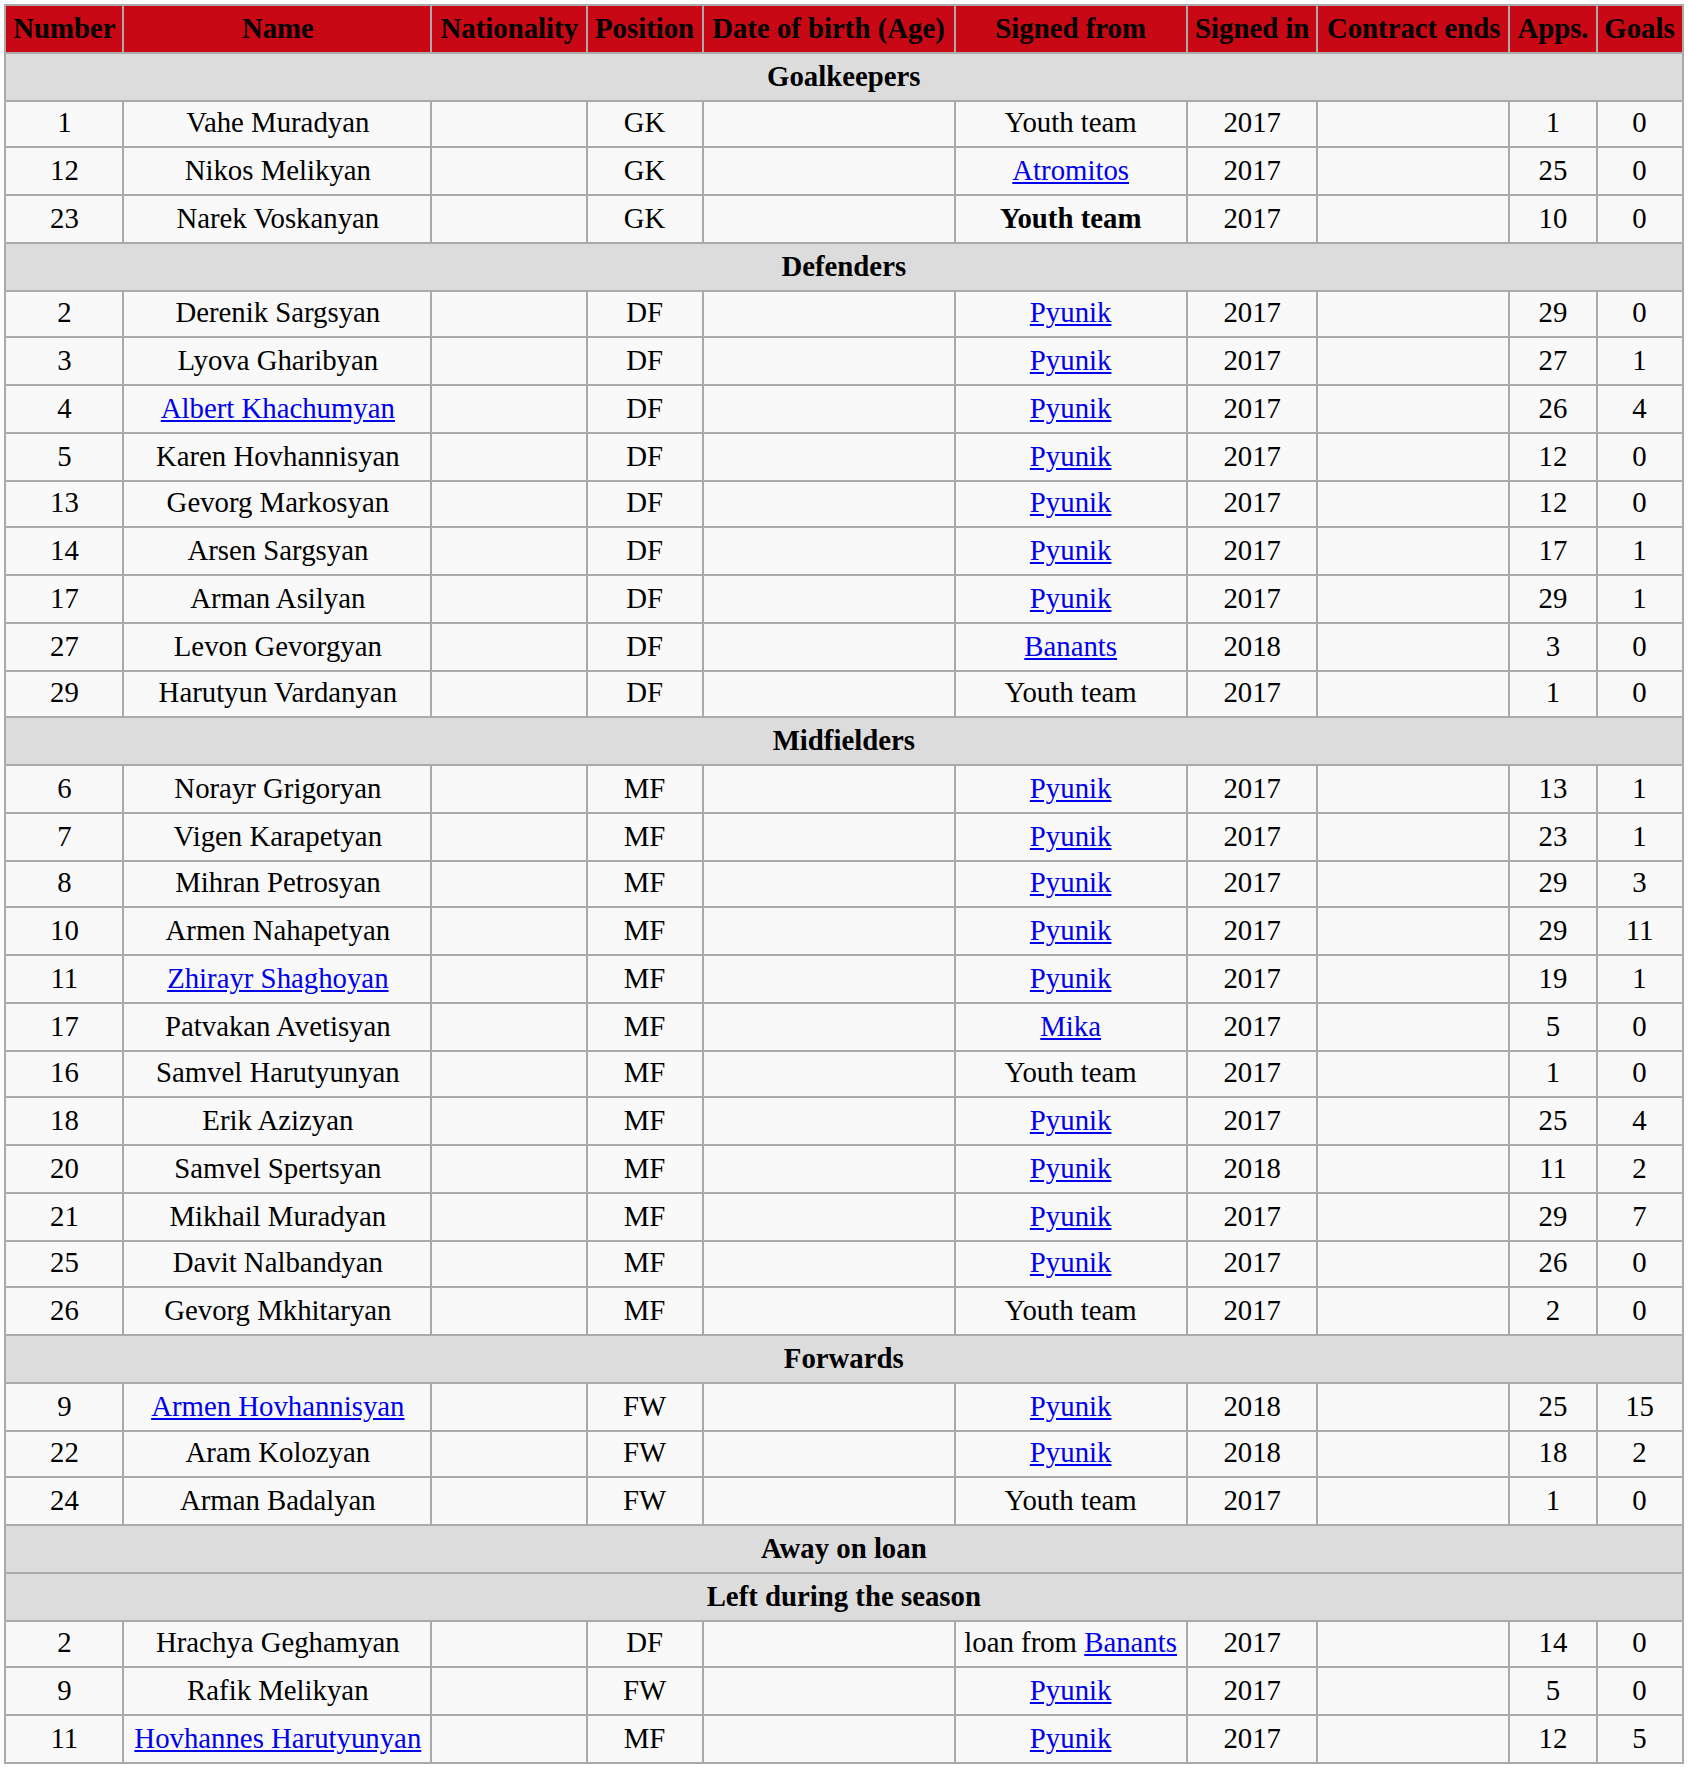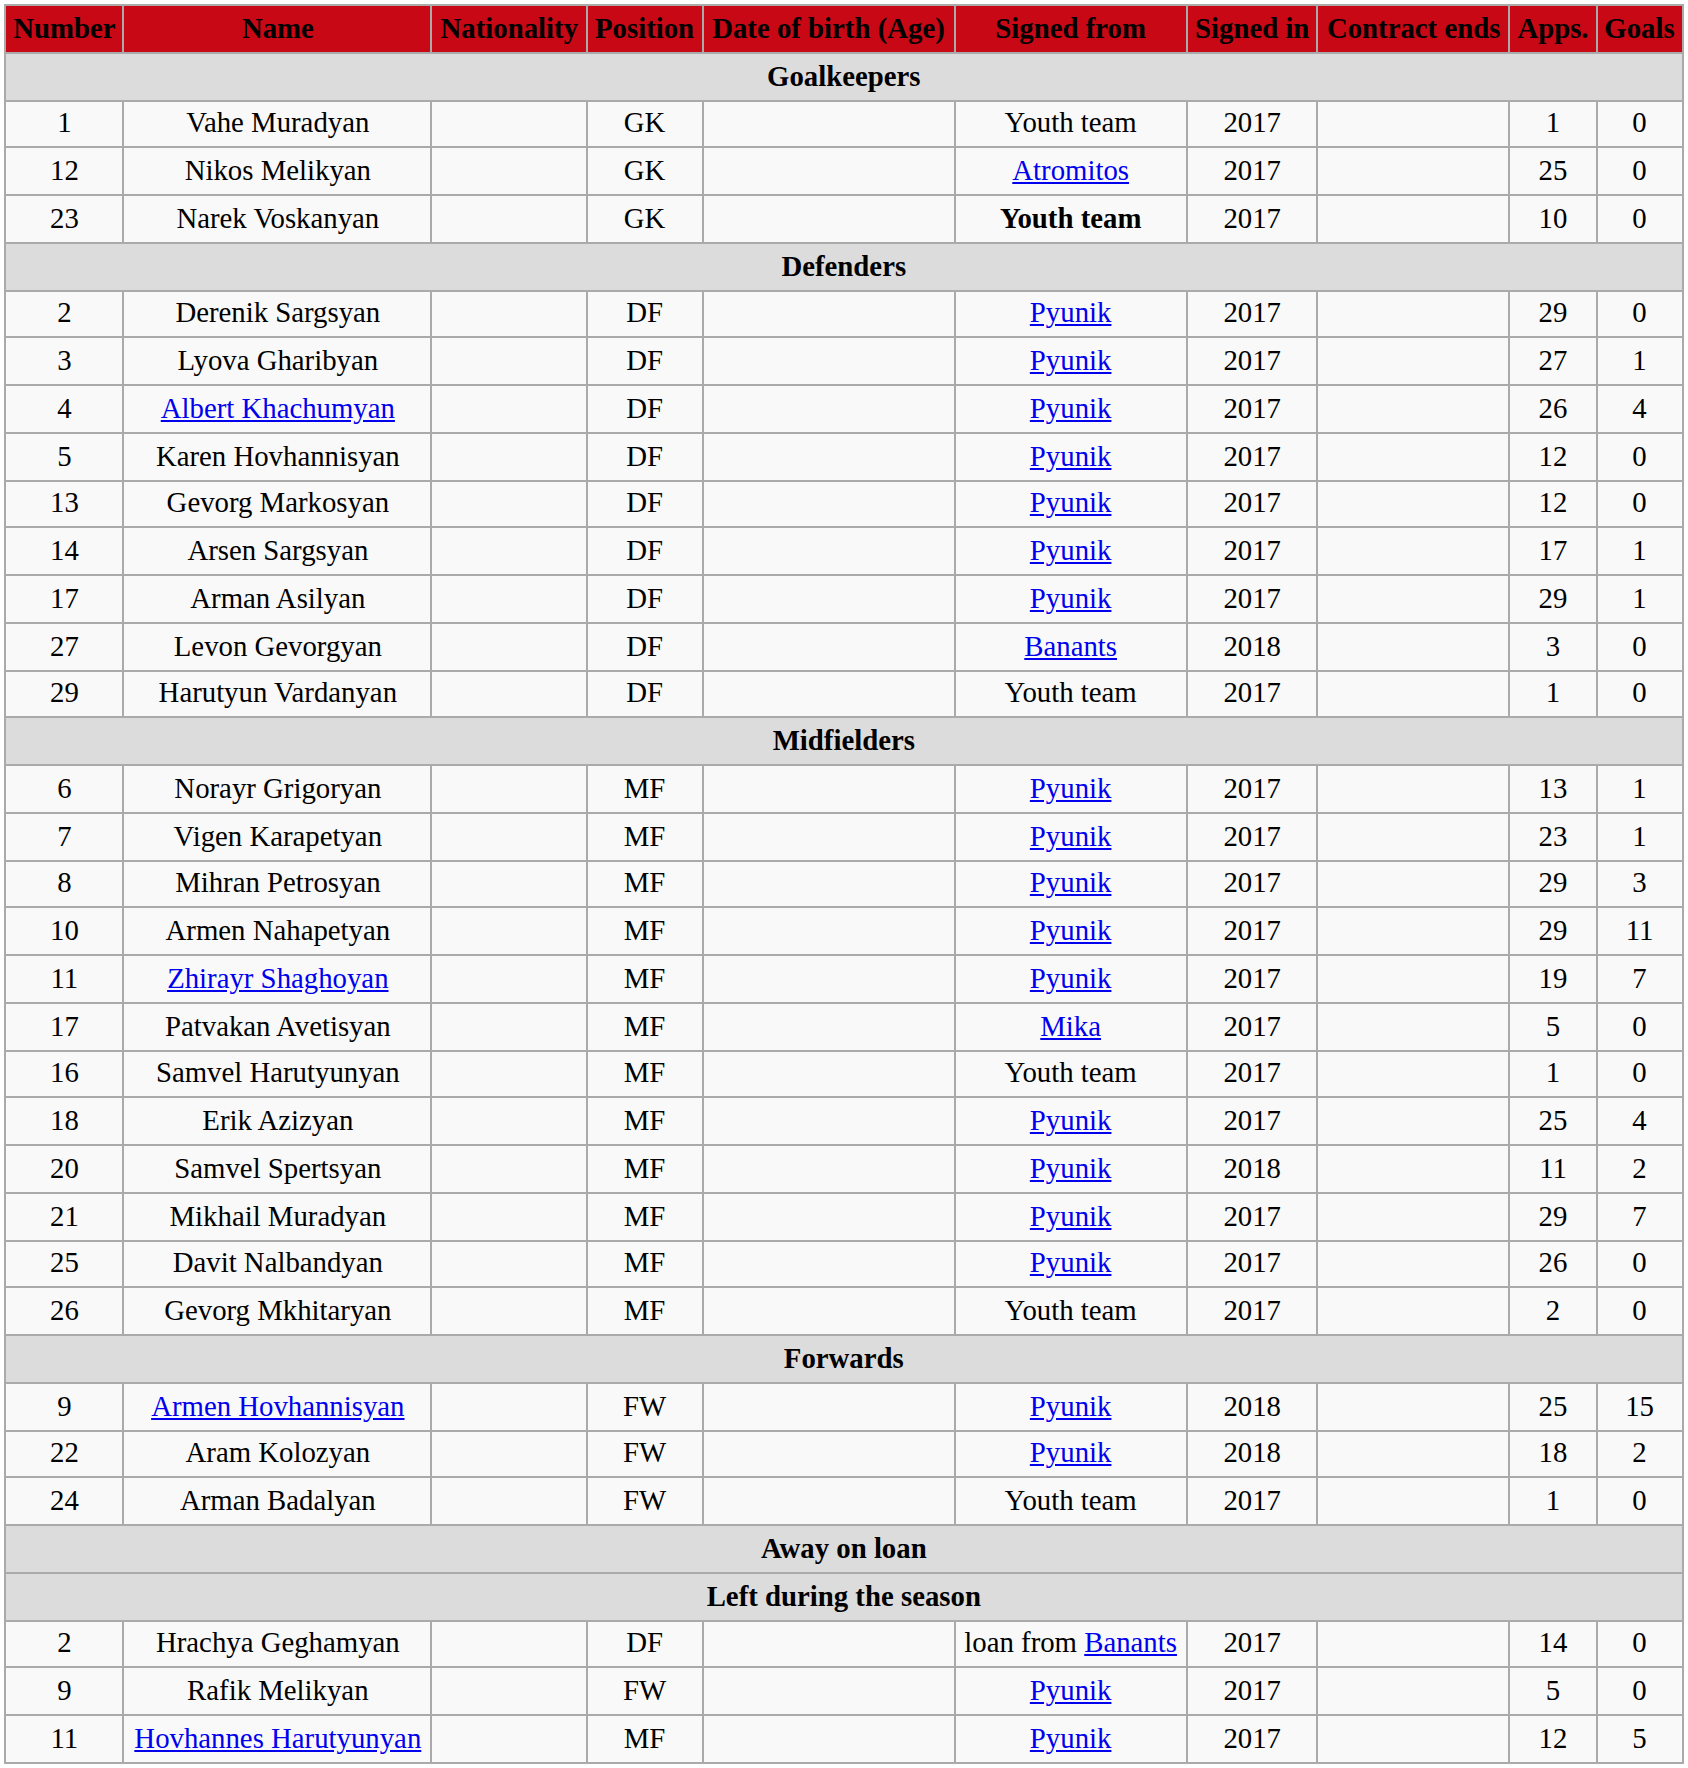(1640, 978) 1 -> (1640, 978) 7
